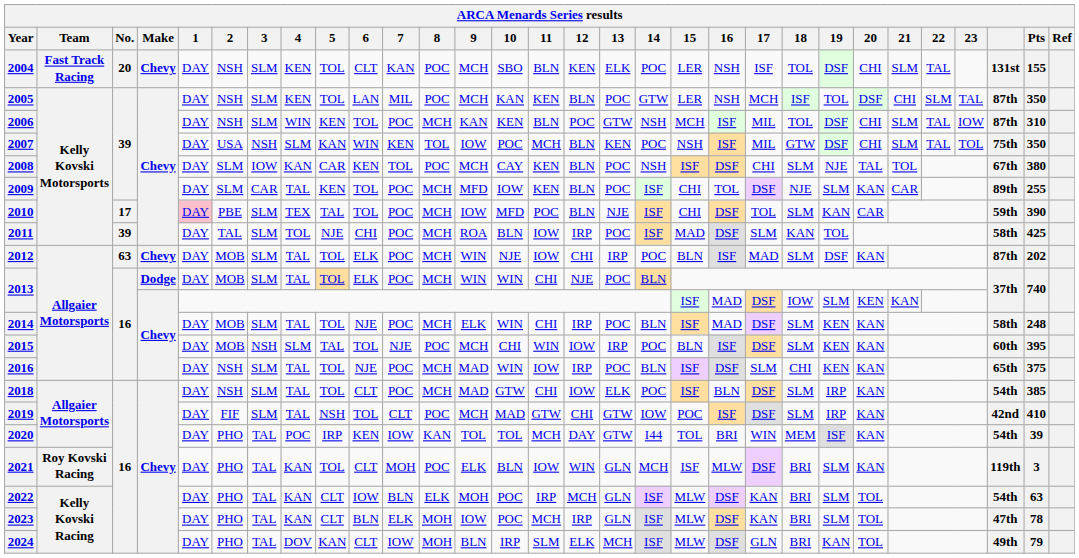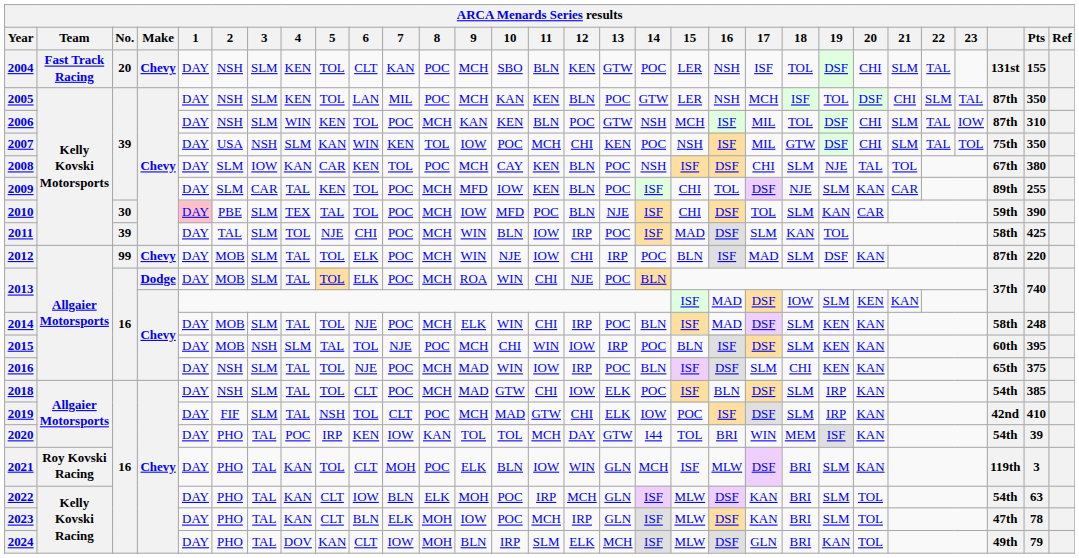(618, 68) ELK -> (618, 68) GTW
(582, 144) BLN -> (582, 144) CHI
(125, 211) 17 -> (125, 211) 30
(474, 233) ROA -> (474, 233) WIN
(125, 256) 63 -> (125, 256) 99
(1036, 256) 202 -> (1036, 256) 220
(474, 278) WIN -> (474, 278) ROA
(618, 413) GTW -> (618, 413) ELK
